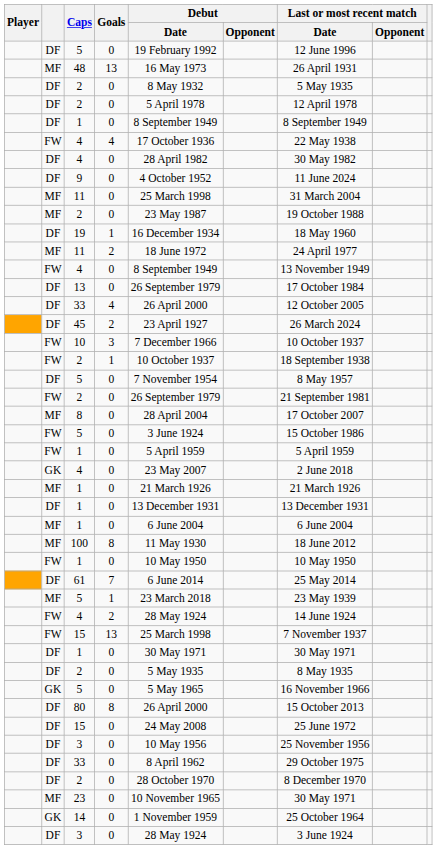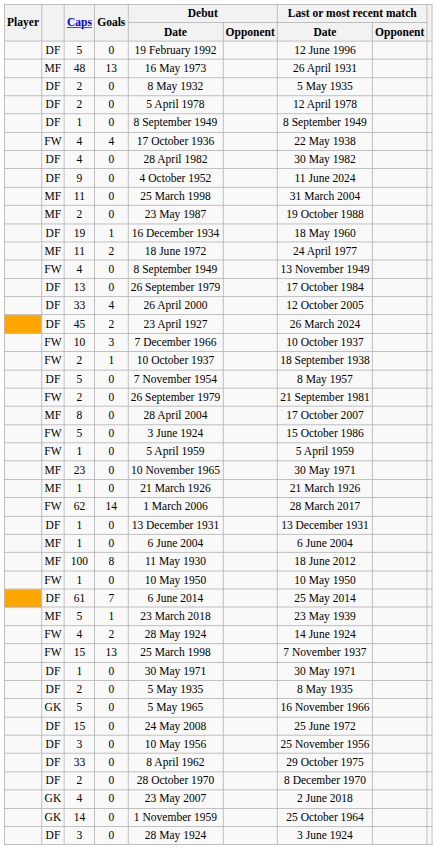rows swapped: (53, 470) <-> (53, 799)
+ row: (53, 506)
- row: (53, 707)
